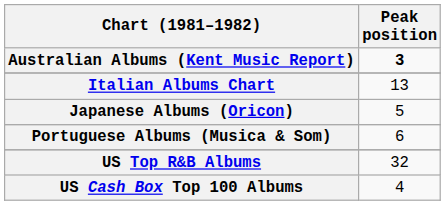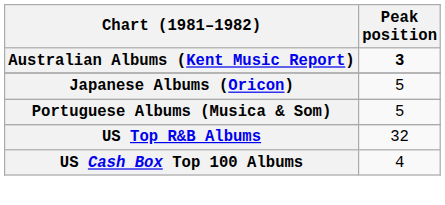- row: (182, 86)
(400, 137) 6 -> (400, 112) 5
